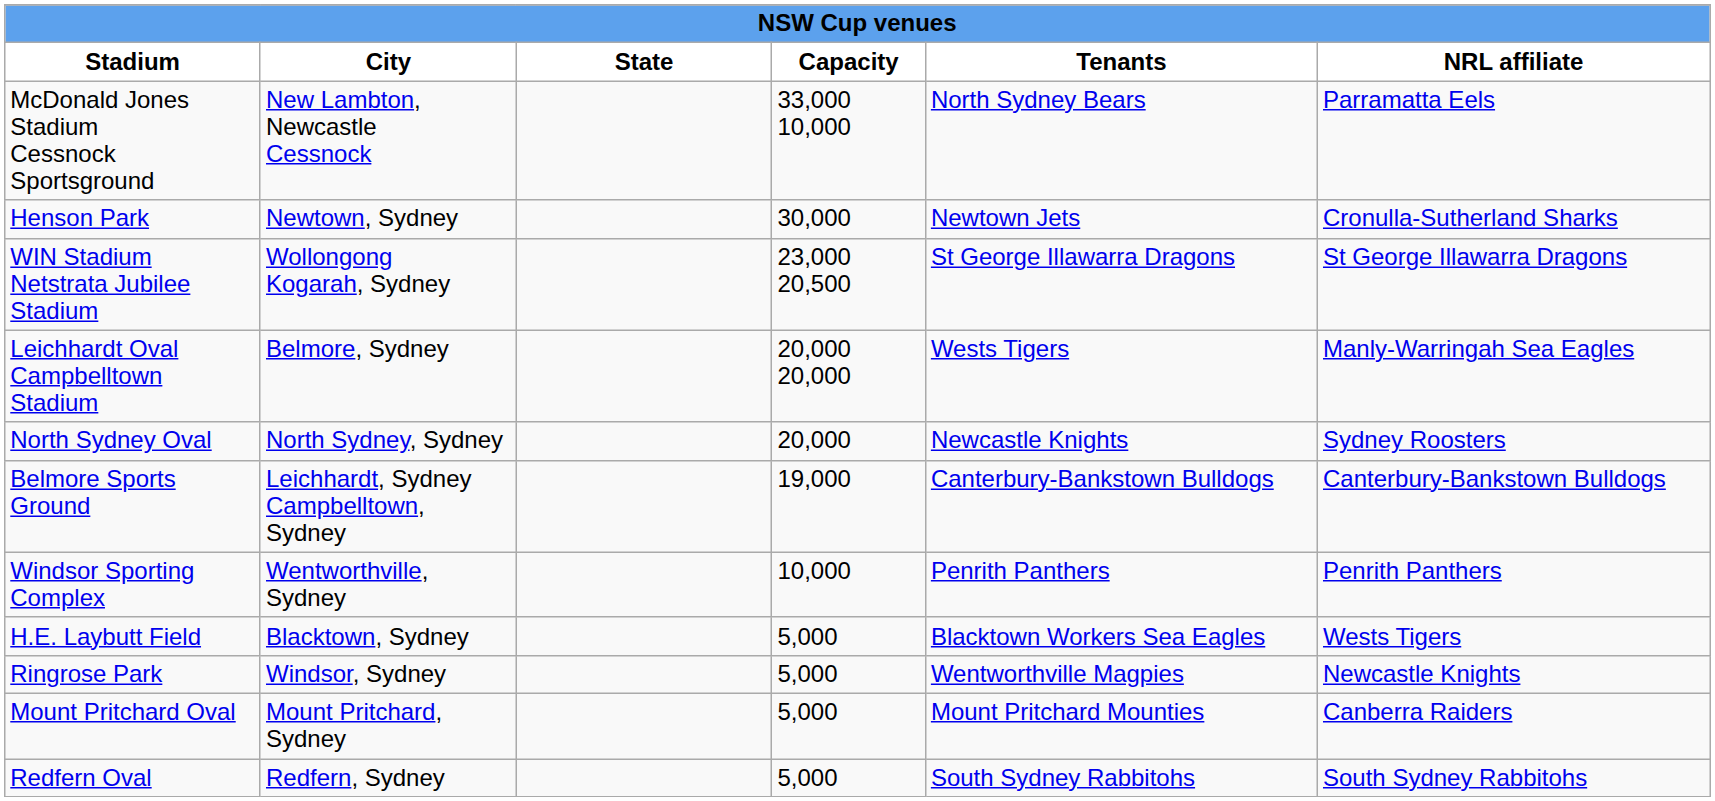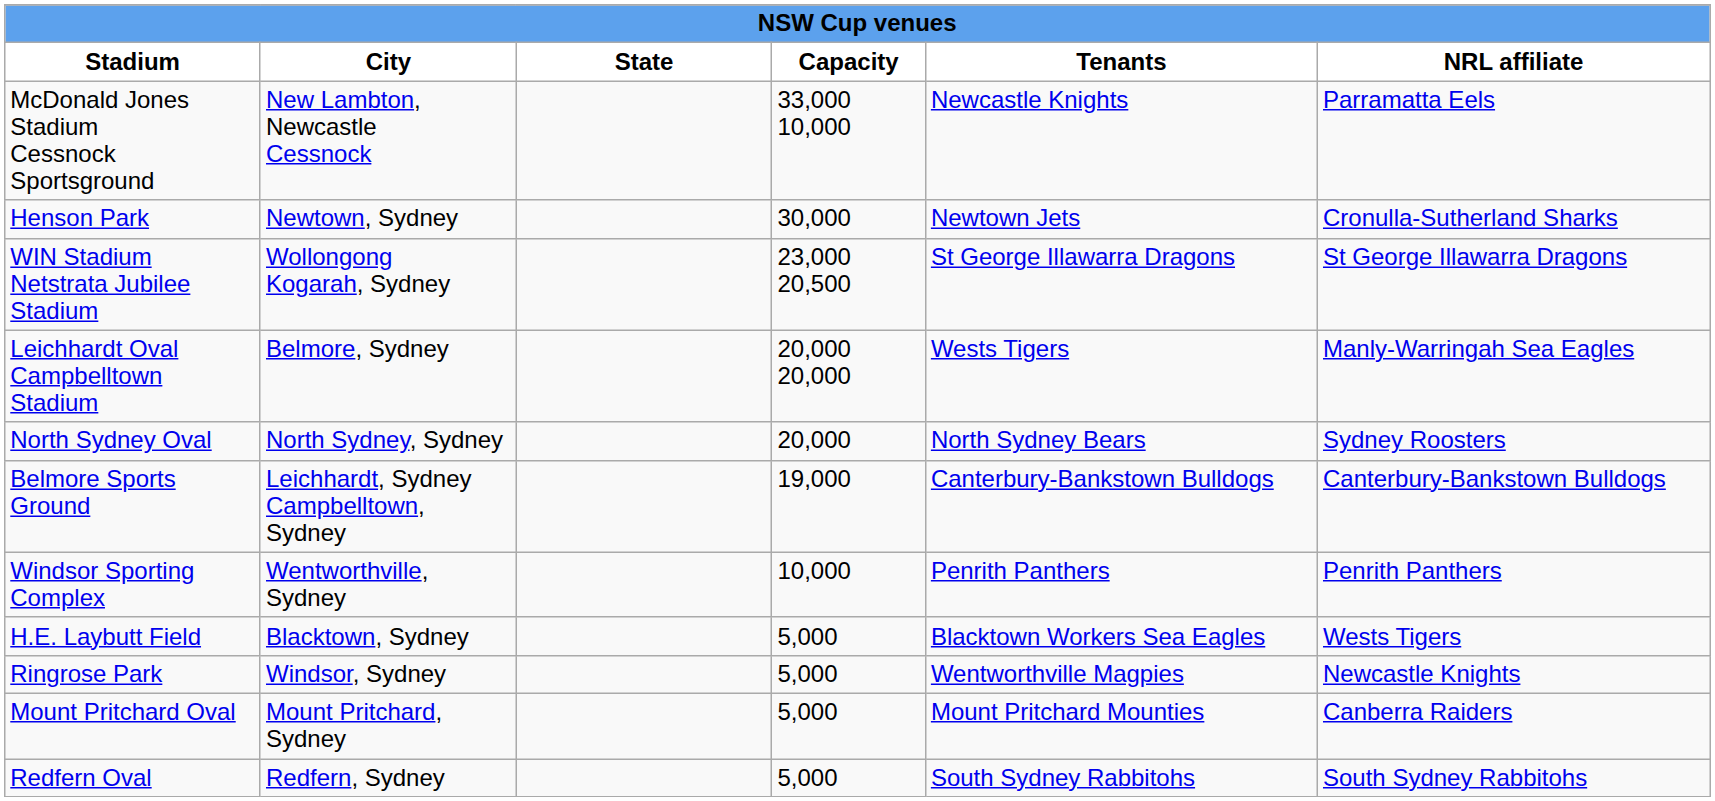(1038, 99) North Sydney Bears -> (1030, 99) Newcastle Knights
(1030, 440) Newcastle Knights -> (1038, 440) North Sydney Bears
